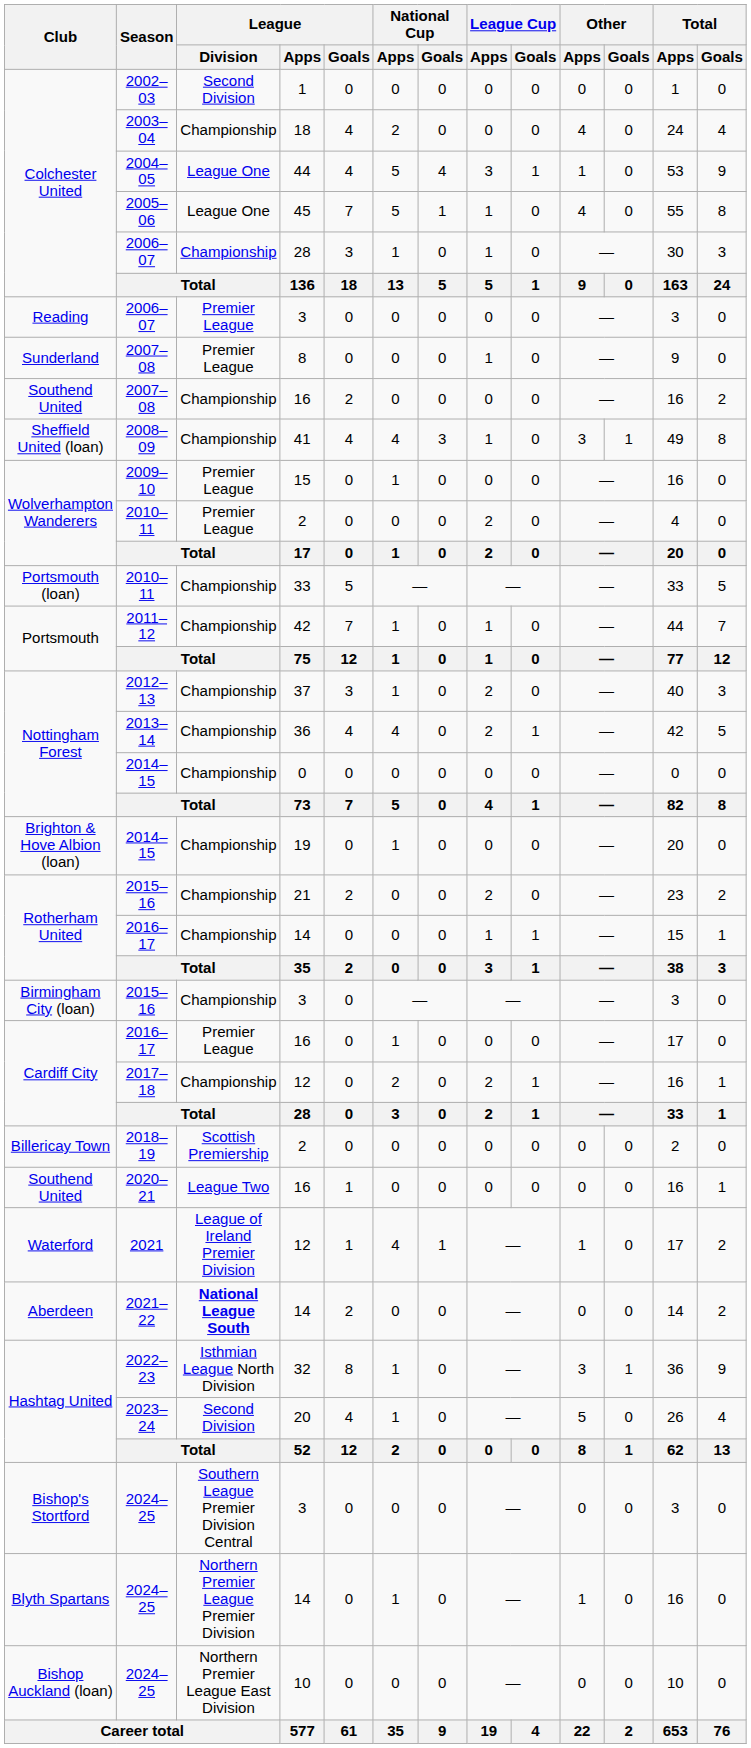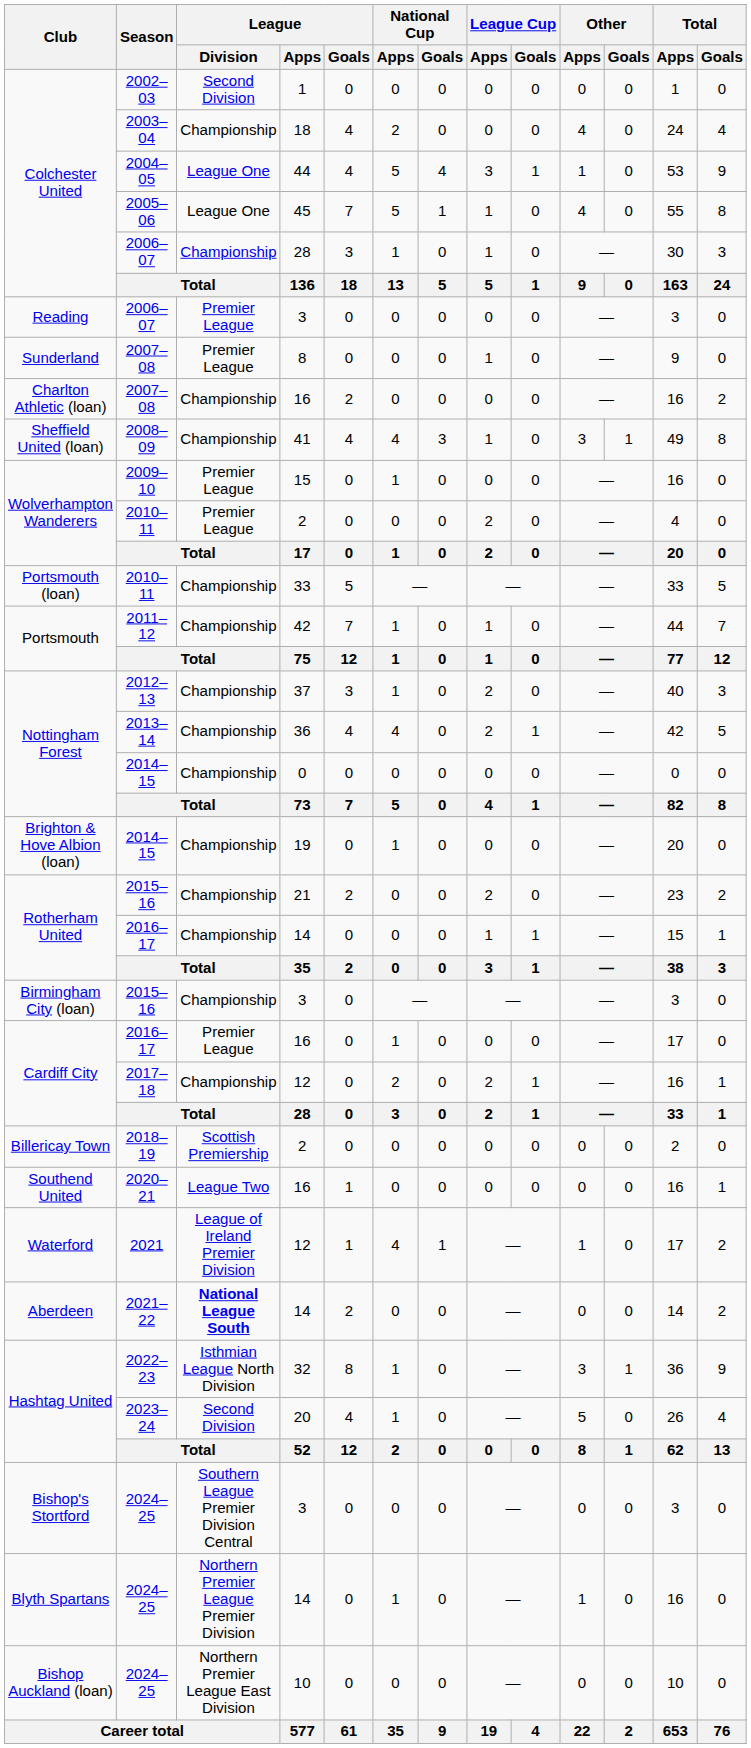(60, 398) Southend United -> (60, 398) Charlton Athletic (loan)
